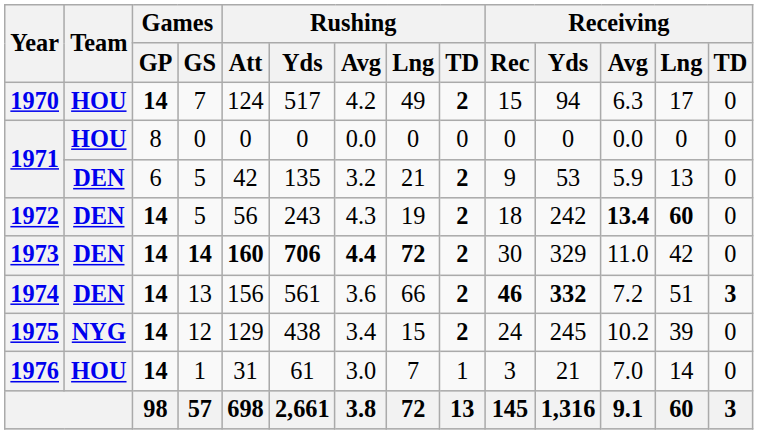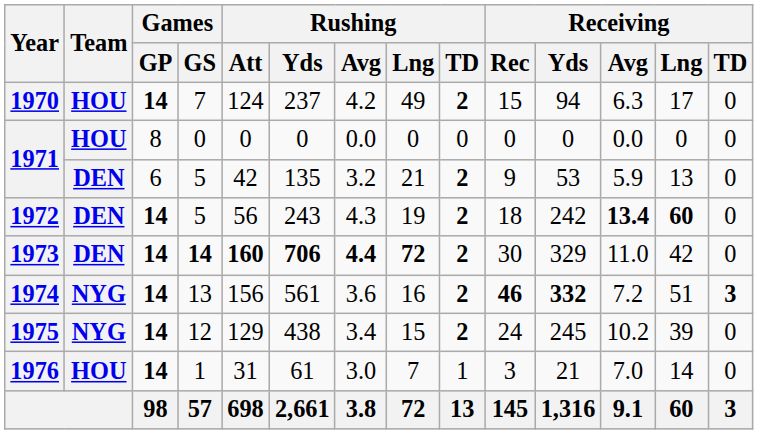(302, 100) 517 -> (302, 100) 237
(99, 293) DEN -> (99, 293) NYG
(413, 293) 66 -> (413, 293) 16
